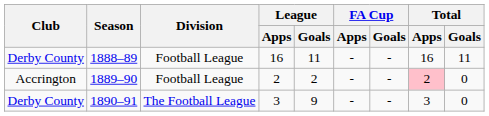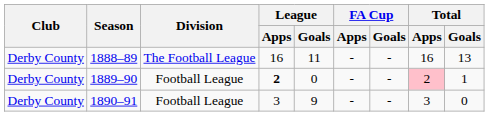(199, 57) Football League -> (199, 57) The Football League
(464, 57) 11 -> (464, 57) 13
(46, 79) Accrington -> (46, 79) Derby County
(277, 79) normal -> (277, 79) bold
(314, 79) 2 -> (314, 79) 0
(464, 79) 0 -> (464, 79) 1
(199, 100) The Football League -> (199, 100) Football League
